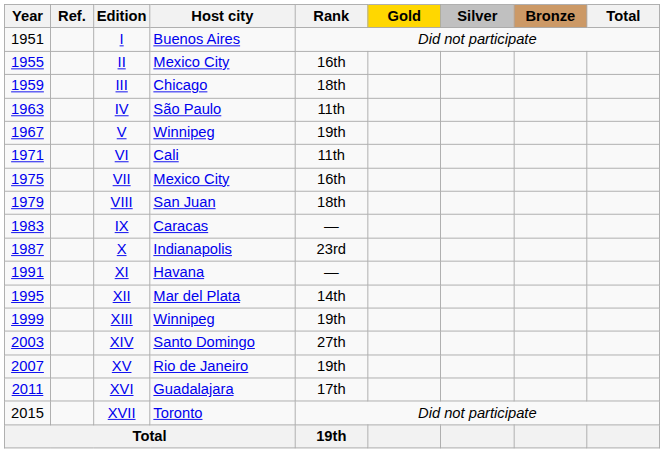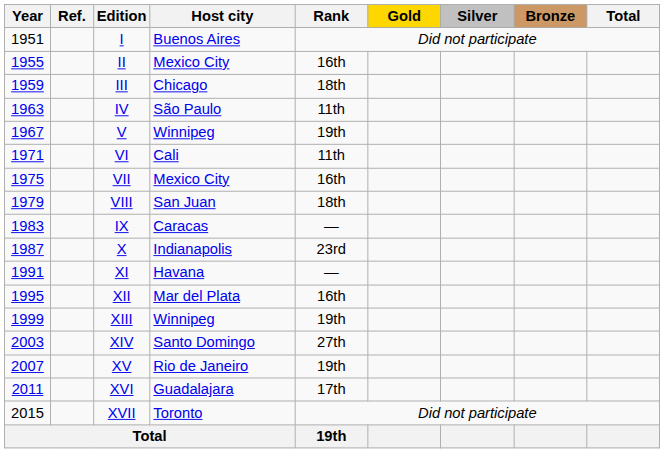(331, 296) 14th -> (331, 296) 16th
